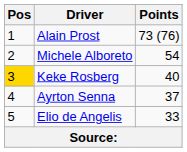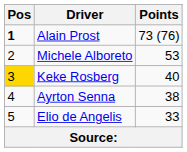(11, 35) normal -> (11, 35) bold
(172, 56) 54 -> (172, 56) 53
(172, 97) 37 -> (172, 97) 38
